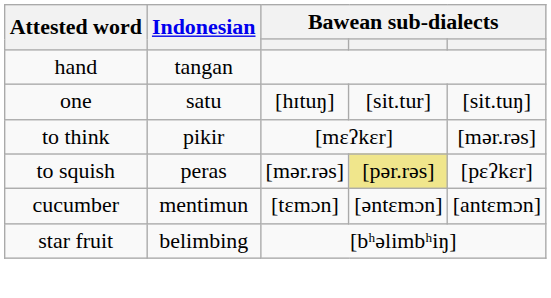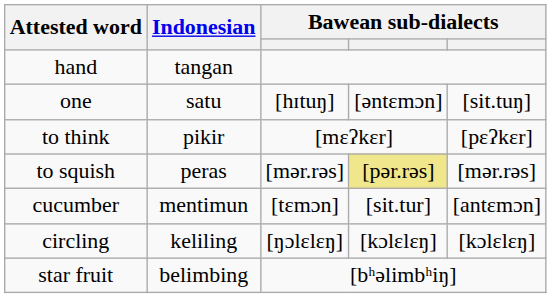(398, 101) [sit.tur] -> (398, 101) [ǝntεmɔn]
(497, 136) [mǝr.rǝs] -> (497, 136) [pεʔkεr]
(497, 171) [pεʔkεr] -> (497, 171) [mǝr.rǝs]
(398, 205) [ǝntεmɔn] -> (398, 205) [sit.tur]
+ row: (76, 240)
